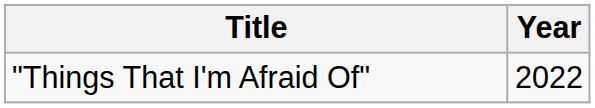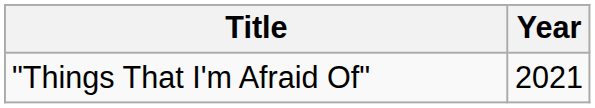(549, 77) 2022 -> (549, 77) 2021
